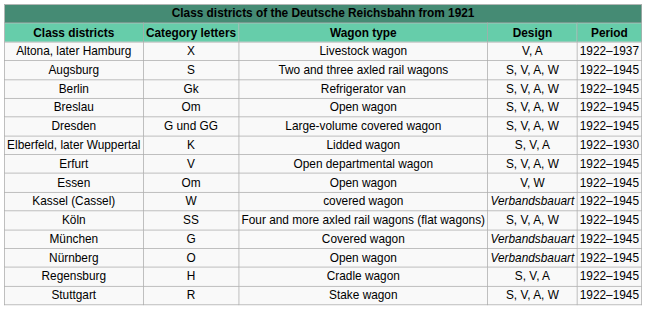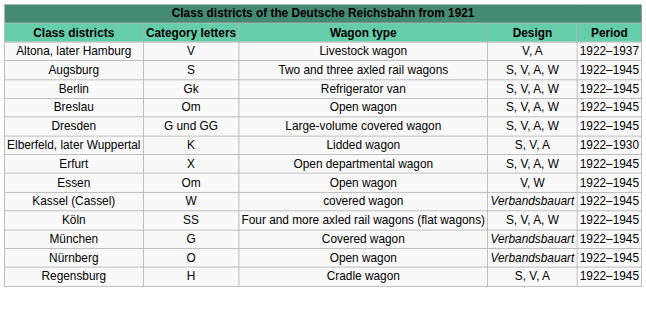(191, 51) X -> (191, 51) V
(191, 164) V -> (191, 164) X
- row: (74, 295)
